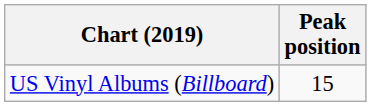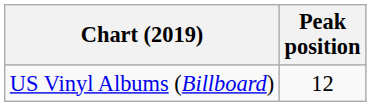(323, 82) 15 -> (323, 82) 12
